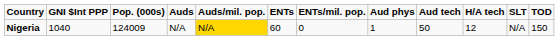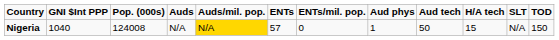(129, 27) 124009 -> (129, 27) 124008
(275, 27) 60 -> (275, 27) 57
(471, 27) 12 -> (471, 27) 15
